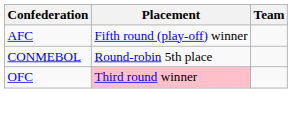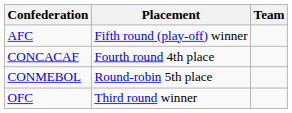+ row: (43, 56)
(146, 77) pink background -> (146, 98) no background
